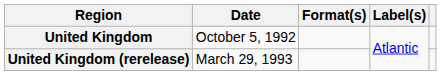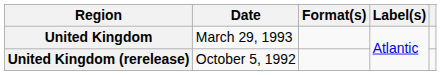(246, 37) October 5, 1992 -> (244, 37) March 29, 1993
(244, 59) March 29, 1993 -> (246, 59) October 5, 1992
